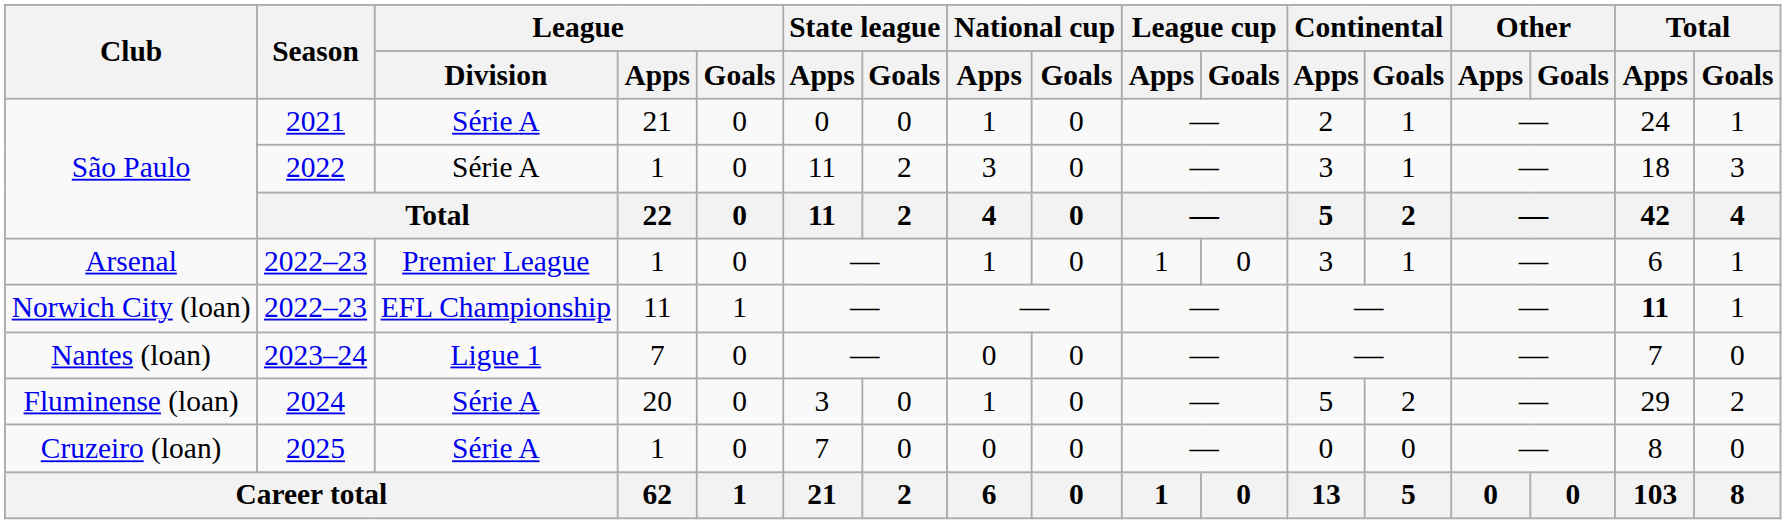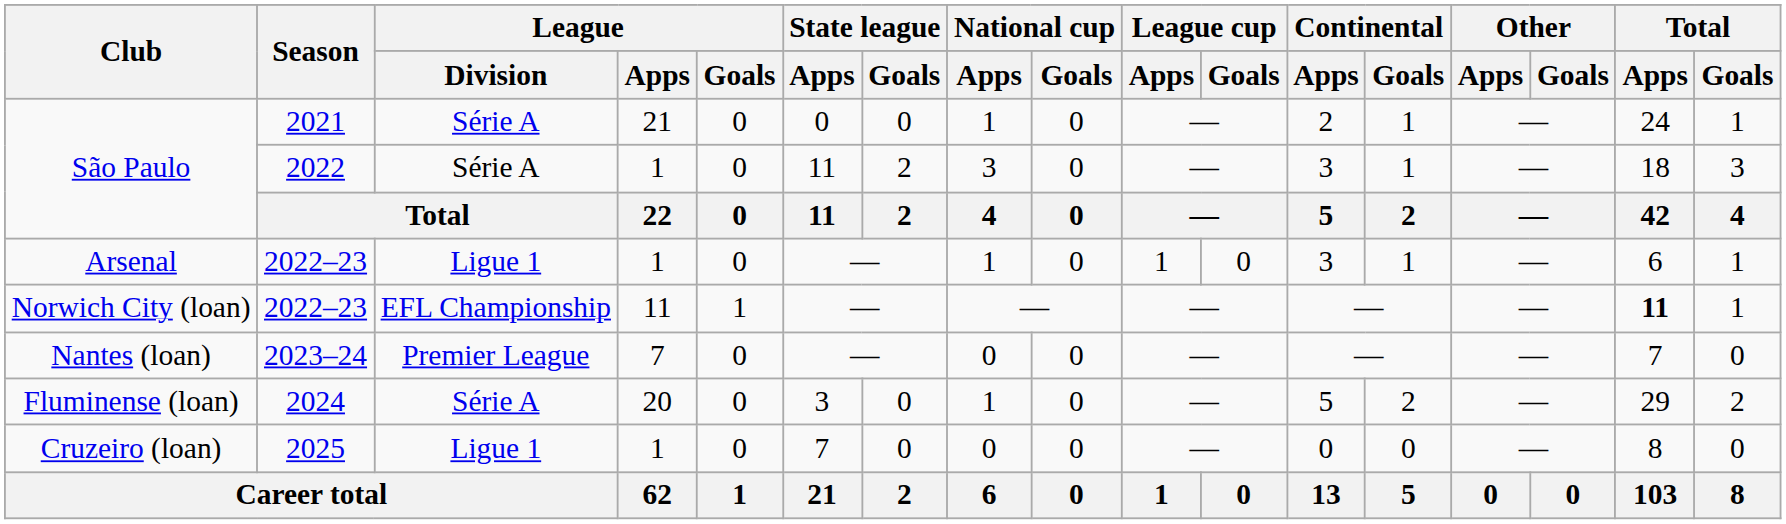(496, 261) Premier League -> (496, 261) Ligue 1
(496, 354) Ligue 1 -> (496, 354) Premier League
(496, 448) Série A -> (496, 448) Ligue 1
